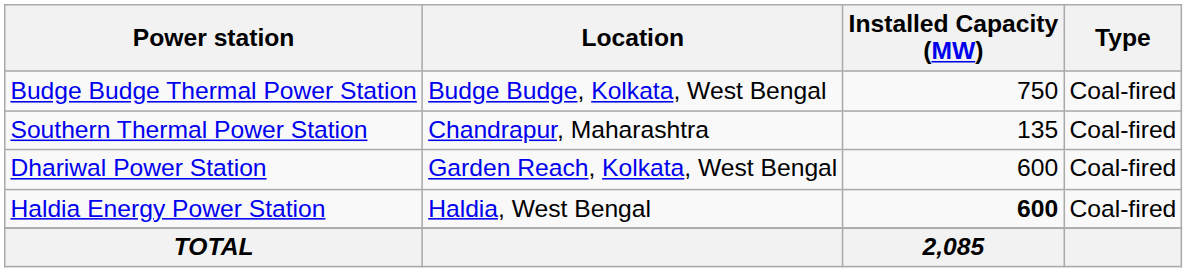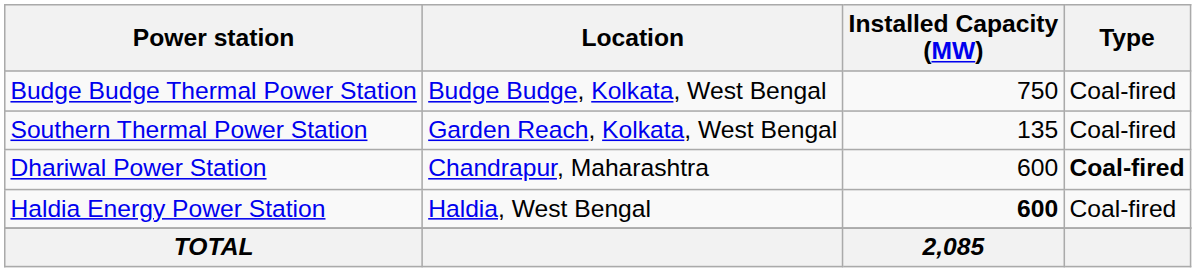(569, 129) Chandrapur, Maharashtra -> (633, 129) Garden Reach, Kolkata, West Bengal
(633, 168) Garden Reach, Kolkata, West Bengal -> (569, 168) Chandrapur, Maharashtra
(1123, 168) normal -> (1127, 168) bold
